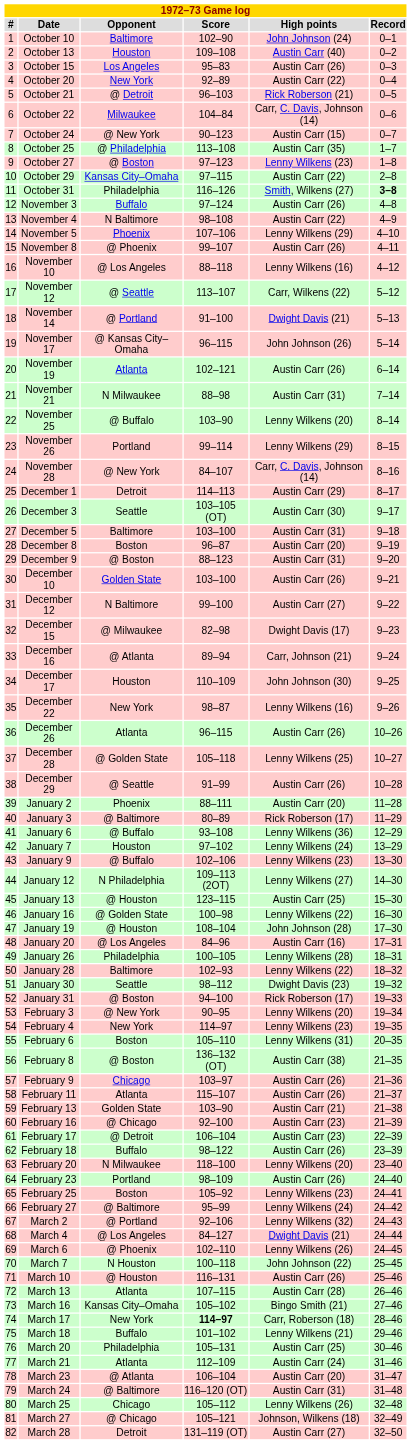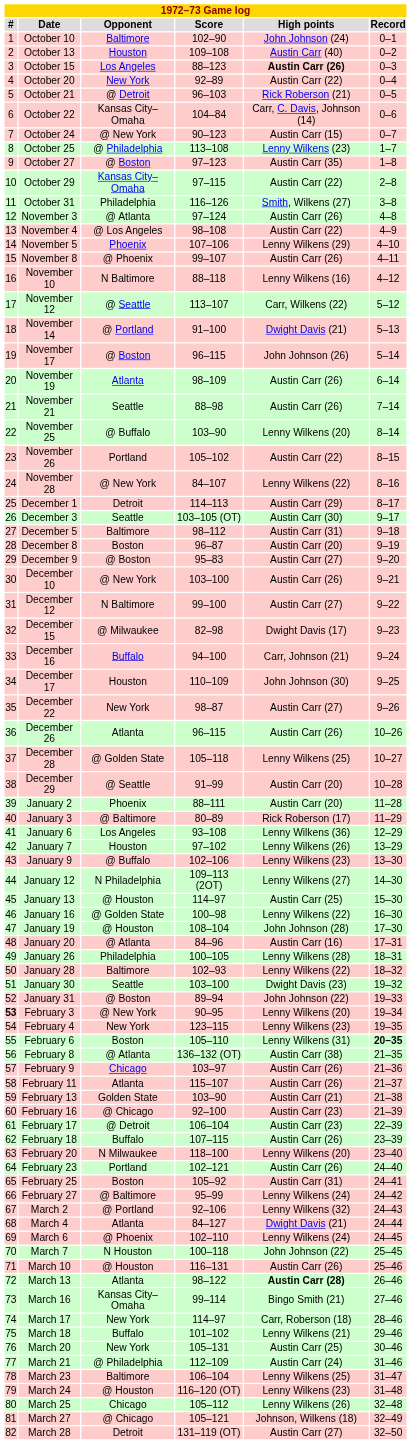(216, 67) 95–83 -> (209, 67) 88–123
(309, 67) normal -> (306, 67) bold
(131, 115) Milwaukee -> (128, 115) Kansas City–Omaha
(309, 149) Austin Carr (35) -> (306, 149) Lenny Wilkens (23)
(309, 163) Lenny Wilkens (23) -> (306, 163) Austin Carr (35)
(388, 191) bold -> (388, 202) normal
(131, 205) Buffalo -> (128, 216) @ Atlanta
(131, 219) N Baltimore -> (128, 231) @ Los Angeles
(131, 267) @ Los Angeles -> (128, 279) N Baltimore
(131, 344) @ Kansas City–Omaha -> (128, 355) @ Boston
(216, 369) 102–121 -> (209, 381) 98–109
(131, 395) N Milwaukee -> (128, 407) Seattle
(309, 395) Austin Carr (31) -> (306, 407) Austin Carr (26)
(216, 446) 99–114 -> (209, 458) 105–102
(309, 446) Lenny Wilkens (29) -> (306, 458) Austin Carr (22)
(309, 472) Carr, C. Davis, Johnson (14) -> (306, 483) Lenny Wilkens (22)
(216, 531) 103–100 -> (209, 531) 98–112
(216, 559) 88–123 -> (209, 559) 95–83
(309, 559) Austin Carr (31) -> (306, 559) Austin Carr (27)
(131, 579) Golden State -> (128, 579) @ New York
(131, 656) @ Atlanta -> (128, 656) Buffalo
(216, 656) 89–94 -> (209, 656) 94–100
(309, 707) Lenny Wilkens (16) -> (306, 707) Austin Carr (27)
(309, 784) Austin Carr (26) -> (306, 784) Austin Carr (20)
(131, 832) @ Buffalo -> (128, 832) Los Angeles
(309, 846) Lenny Wilkens (24) -> (306, 846) Lenny Wilkens (26)
(216, 900) 123–115 -> (209, 900) 114–97
(131, 942) @ Los Angeles -> (128, 942) @ Atlanta
(216, 984) 98–112 -> (209, 984) 103–100
(216, 999) 94–100 -> (209, 999) 89–94
(309, 999) Rick Roberson (17) -> (306, 999) John Johnson (22)
(11, 1013) normal -> (11, 1013) bold
(216, 1027) 114–97 -> (209, 1027) 123–115
(388, 1041) normal -> (388, 1041) bold
(131, 1061) @ Boston -> (128, 1055) @ Atlanta
(216, 1151) 98–122 -> (209, 1139) 107–115
(216, 1179) 98–109 -> (209, 1167) 102–121
(309, 1193) Lenny Wilkens (23) -> (306, 1182) Austin Carr (31)
(131, 1235) @ Los Angeles -> (128, 1224) Atlanta
(309, 1249) Lenny Wilkens (26) -> (306, 1238) Lenny Wilkens (24)
(216, 1292) 107–115 -> (209, 1280) 98–122
(309, 1292) normal -> (306, 1280) bold
(216, 1306) 105–102 -> (209, 1300) 99–114
(216, 1320) bold -> (209, 1320) normal
(131, 1348) Philadelphia -> (128, 1348) New York
(131, 1362) Atlanta -> (128, 1362) @ Philadelphia
(131, 1376) @ Atlanta -> (128, 1376) Baltimore
(309, 1376) Austin Carr (20) -> (306, 1376) Lenny Wilkens (25)
(131, 1390) @ Baltimore -> (128, 1390) @ Houston
(309, 1390) Austin Carr (31) -> (306, 1390) Lenny Wilkens (23)
